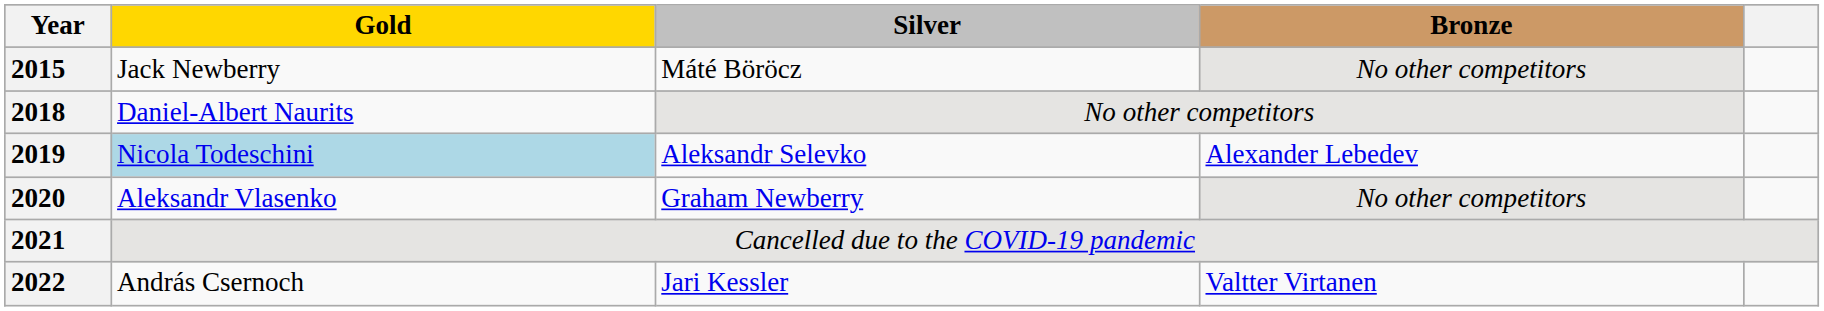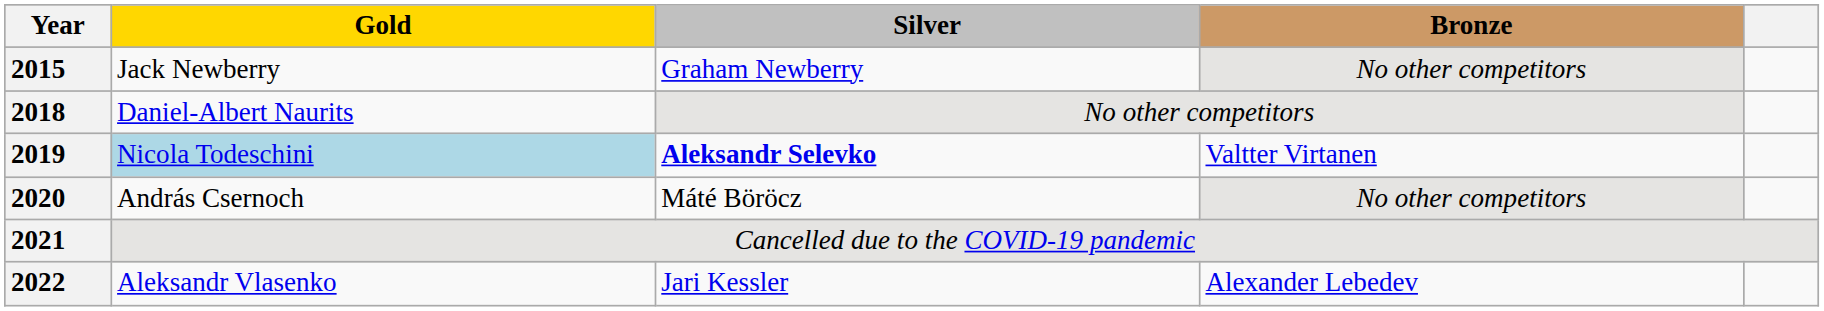(731, 68) Máté Böröcz -> (762, 68) Graham Newberry
(764, 154) normal -> (769, 154) bold
(1312, 154) Alexander Lebedev -> (1291, 154) Valtter Virtanen
(227, 197) Aleksandr Vlasenko -> (211, 197) András Csernoch
(762, 197) Graham Newberry -> (731, 197) Máté Böröcz
(211, 283) András Csernoch -> (227, 283) Aleksandr Vlasenko
(1291, 283) Valtter Virtanen -> (1312, 283) Alexander Lebedev
